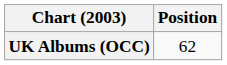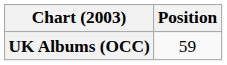(187, 45) 62 -> (187, 45) 59
